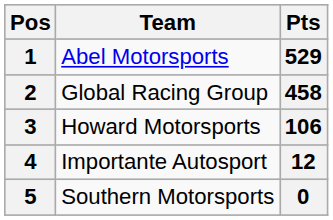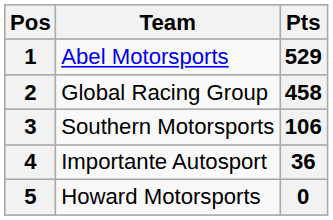(161, 127) Howard Motorsports -> (168, 127) Southern Motorsports
(303, 162) 12 -> (303, 162) 36
(168, 197) Southern Motorsports -> (161, 197) Howard Motorsports
